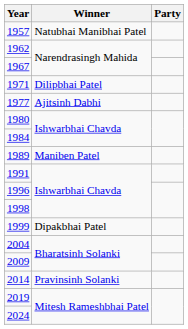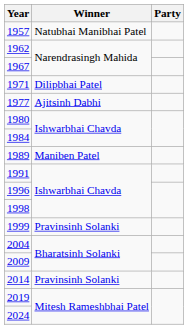(70, 226) Dipakbhai Patel -> (77, 226) Pravinsinh Solanki
